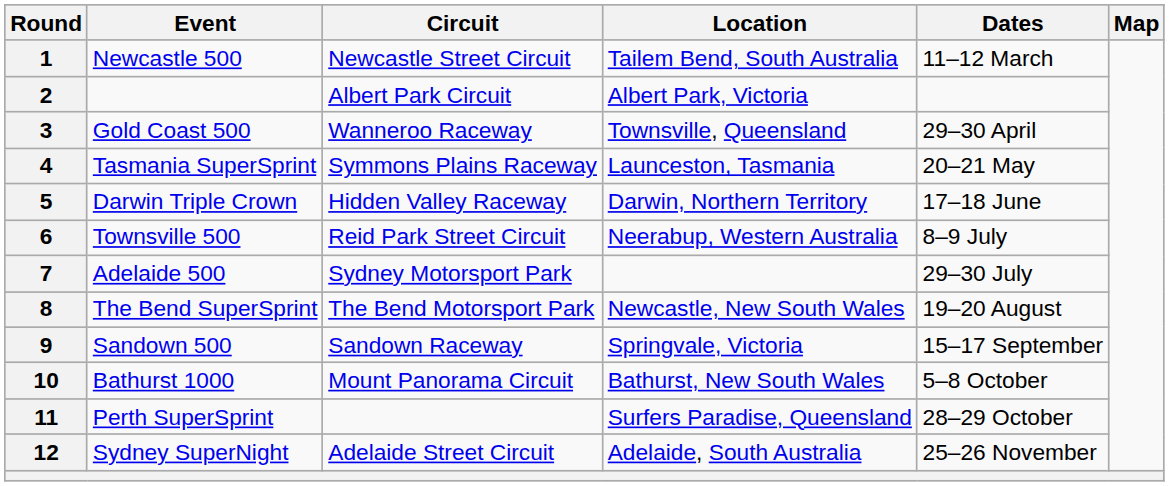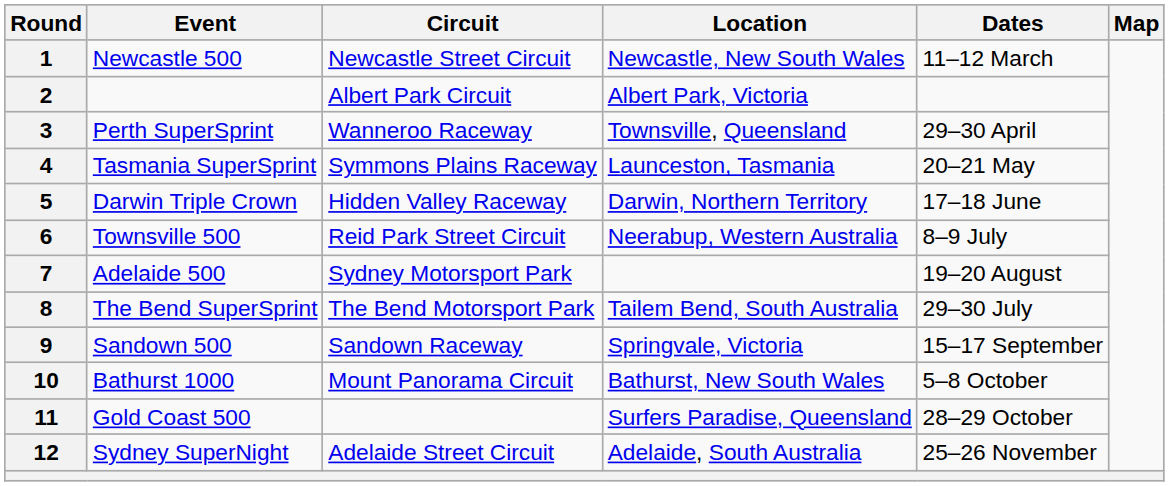(753, 58) Tailem Bend, South Australia -> (756, 58) Newcastle, New South Wales
(172, 130) Gold Coast 500 -> (183, 130) Perth SuperSprint
(978, 273) 29–30 July -> (992, 273) 19–20 August
(756, 309) Newcastle, New South Wales -> (753, 309) Tailem Bend, South Australia
(992, 309) 19–20 August -> (978, 309) 29–30 July
(183, 416) Perth SuperSprint -> (172, 416) Gold Coast 500
